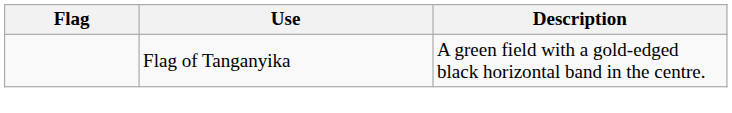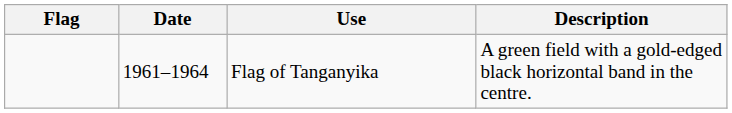+ column: (173, 19)
